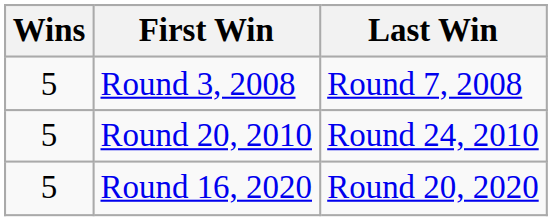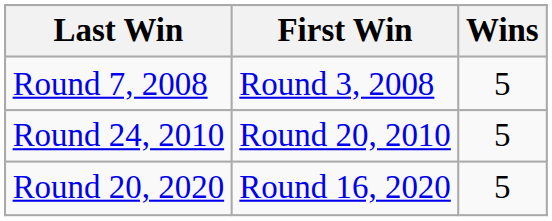columns swapped: (49, 30) <-> (433, 30)
